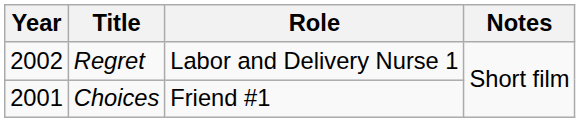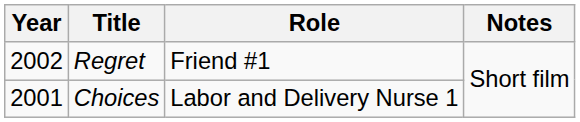(314, 60) Labor and Delivery Nurse 1 -> (220, 60) Friend #1
(220, 98) Friend #1 -> (314, 98) Labor and Delivery Nurse 1
